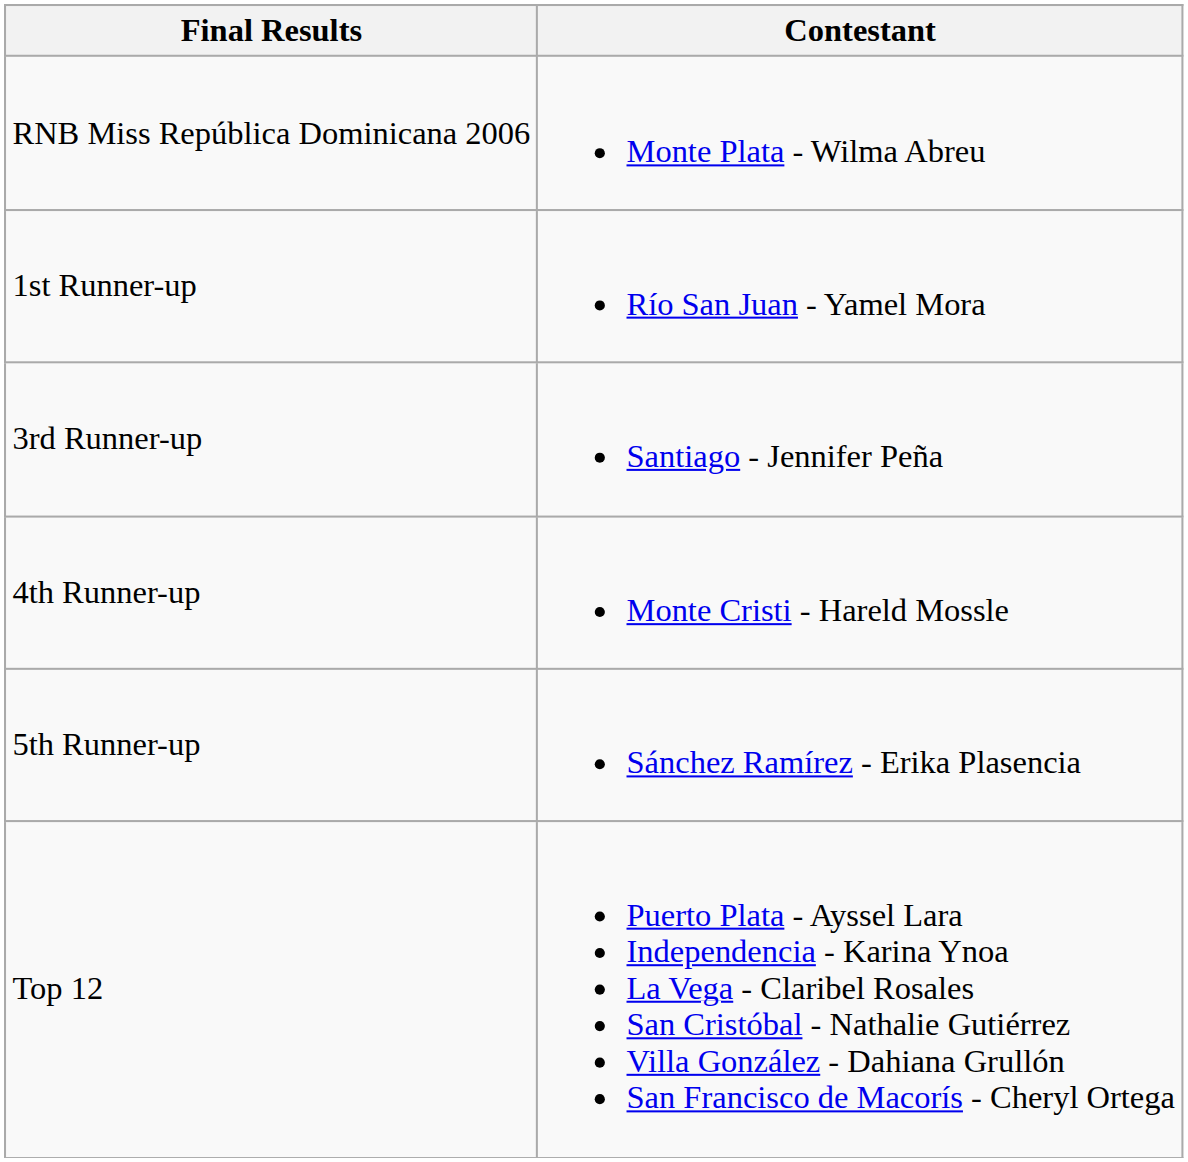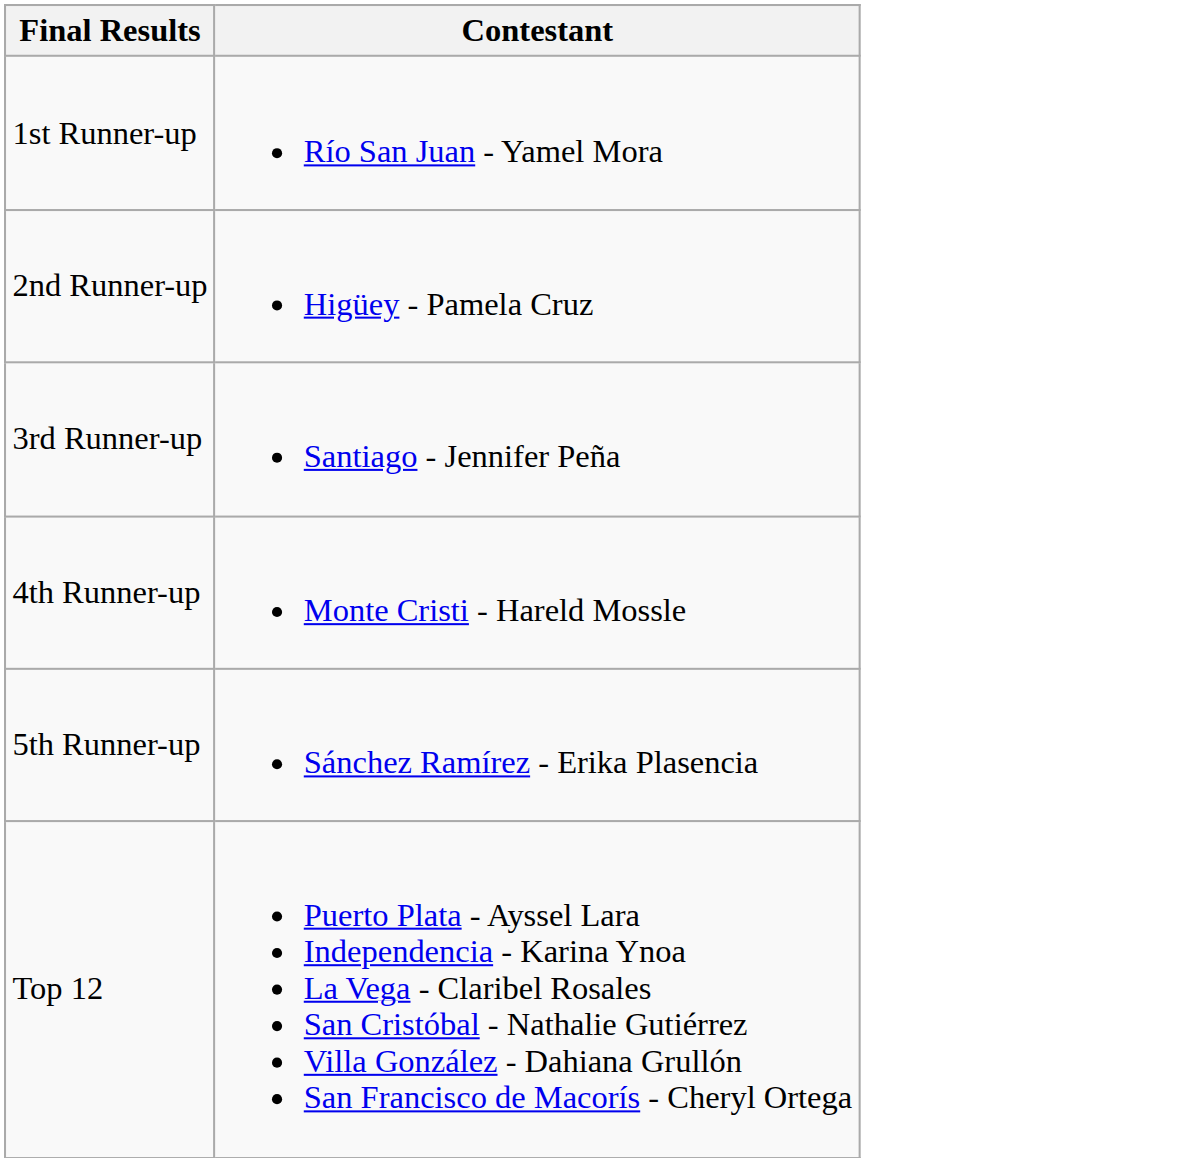- row: (271, 132)
+ row: (110, 285)
